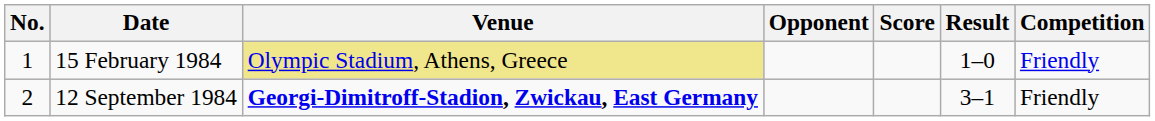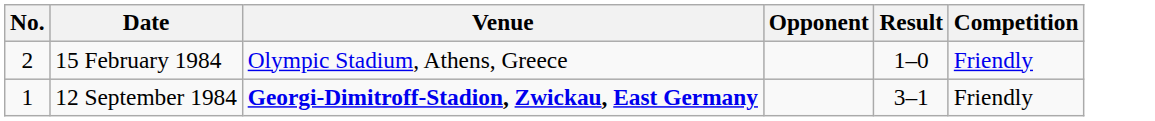- column: (907, 23)
(27, 60) 1 -> (27, 60) 2
(408, 60) khaki background -> (408, 60) no background
(27, 97) 2 -> (27, 97) 1
